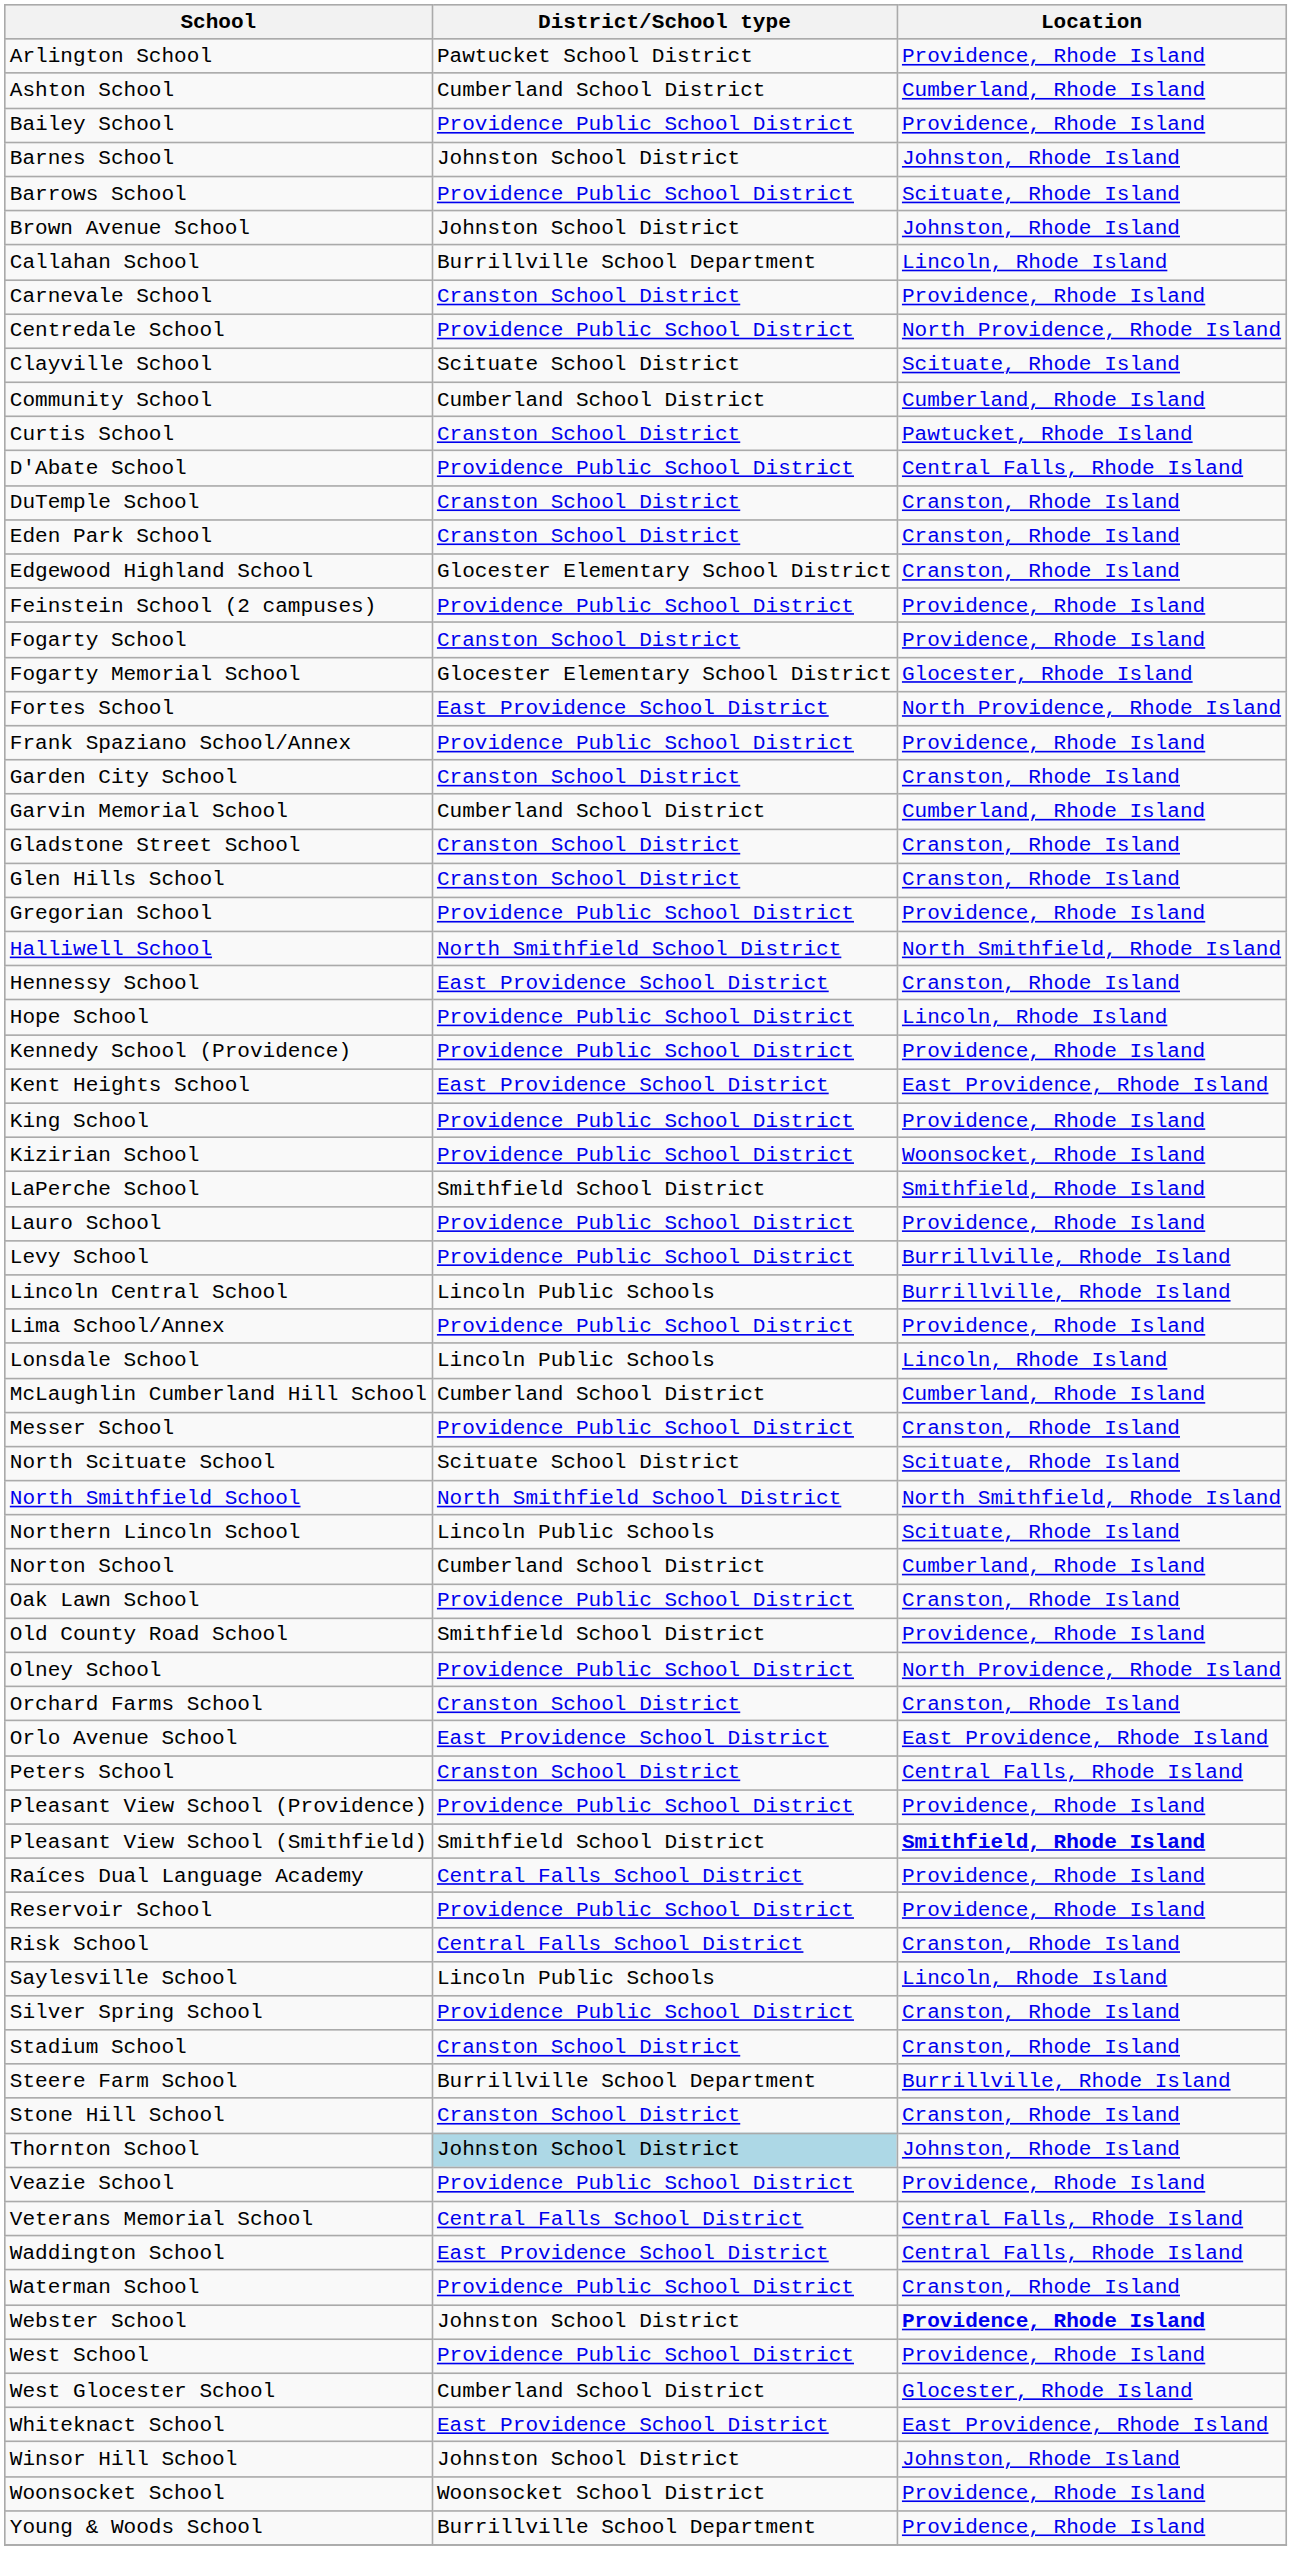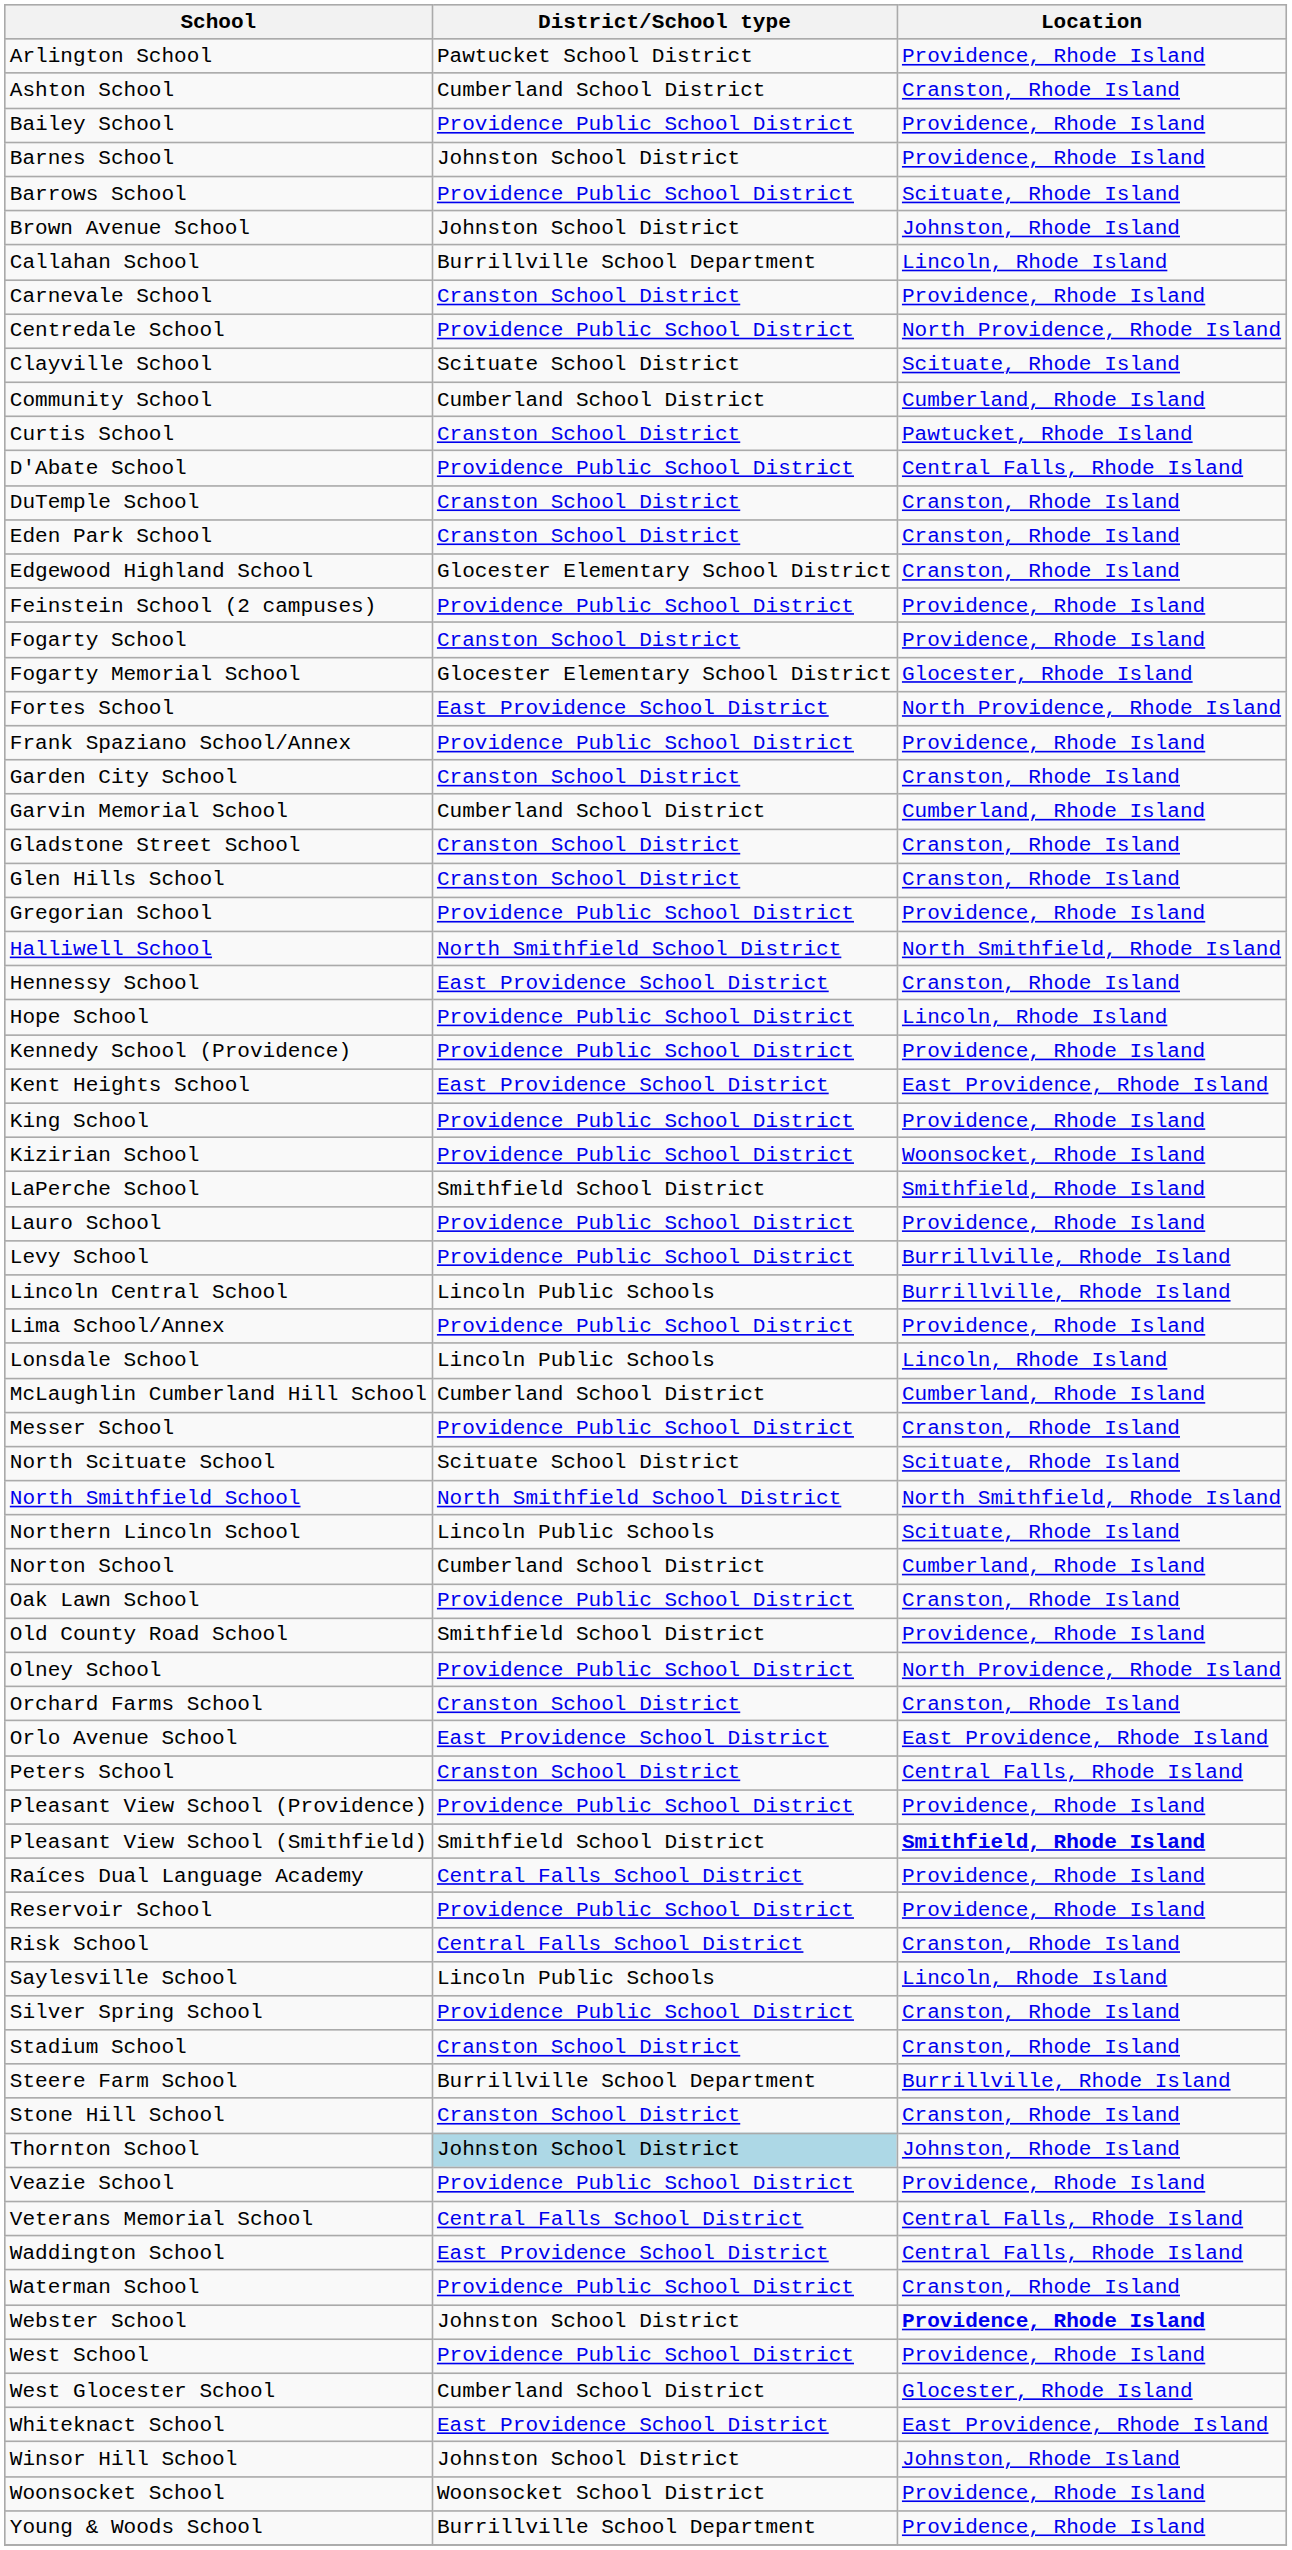(1054, 91) Cumberland, Rhode Island -> (1041, 91) Cranston, Rhode Island
(1041, 159) Johnston, Rhode Island -> (1054, 159) Providence, Rhode Island
